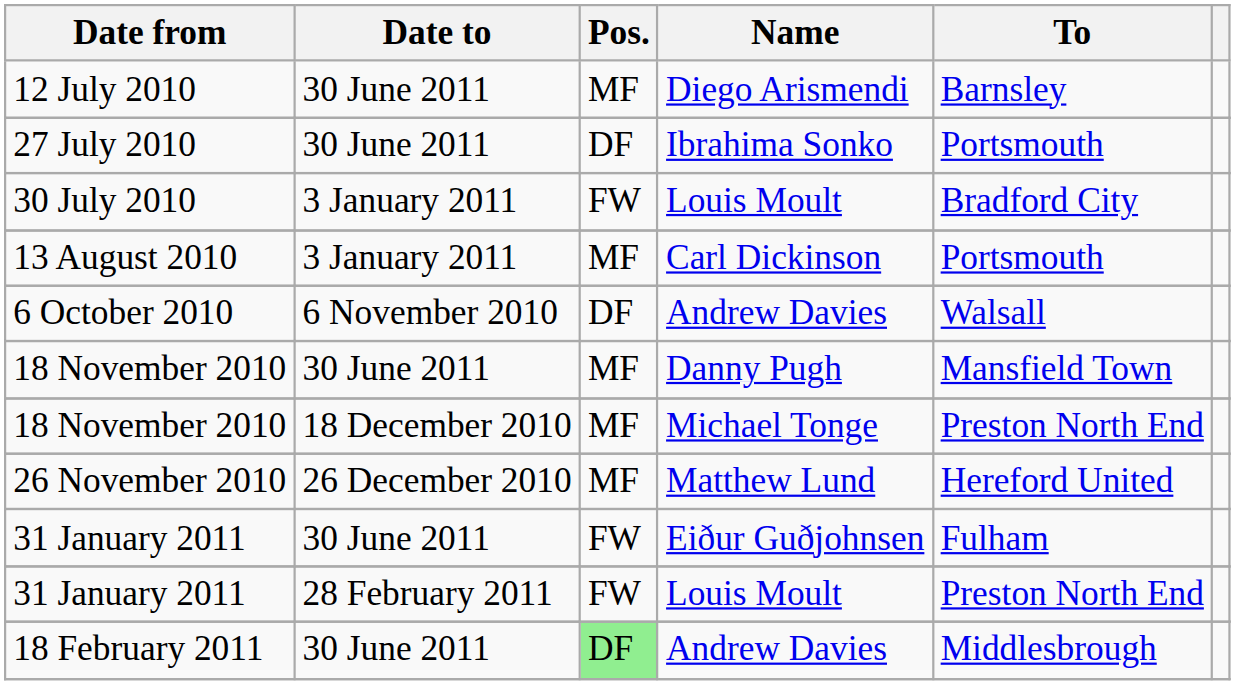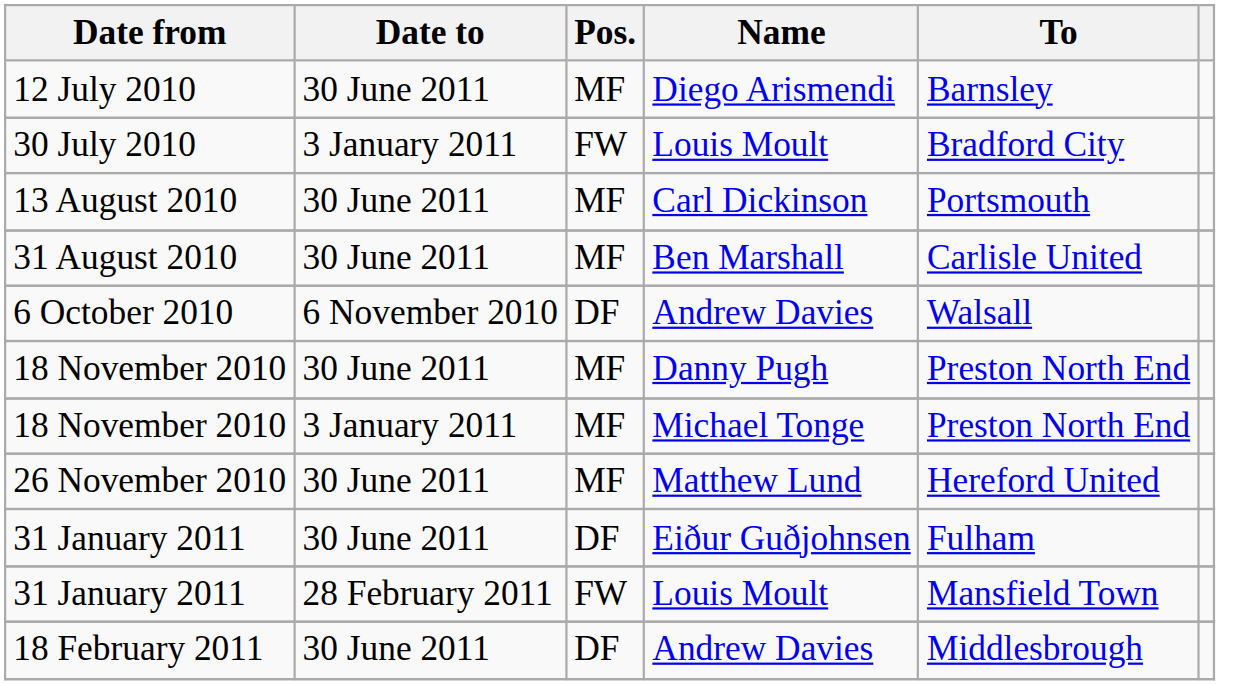- row: (105, 144)
(410, 256) 3 January 2011 -> (396, 200) 30 June 2011
+ row: (125, 256)
(1056, 369) Mansfield Town -> (1059, 369) Preston North End
(437, 425) 18 December 2010 -> (410, 425) 3 January 2011
(437, 481) 26 December 2010 -> (396, 481) 30 June 2011
(614, 537) FW -> (597, 537) DF
(1072, 593) Preston North End -> (1043, 593) Mansfield Town
(610, 649) lightgreen background -> (597, 649) no background
